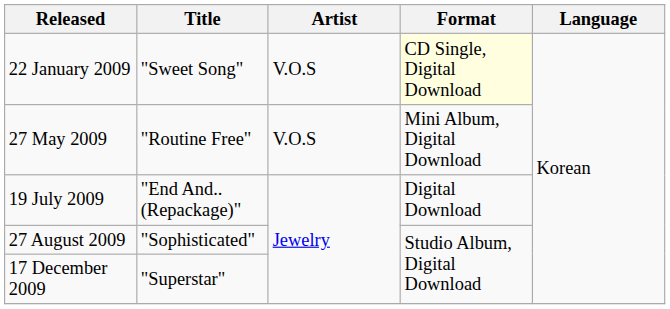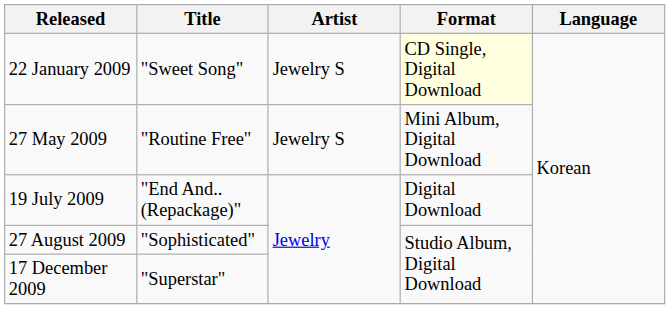(294, 68) V.O.S -> (309, 68) Jewelry S
(294, 139) V.O.S -> (309, 139) Jewelry S
